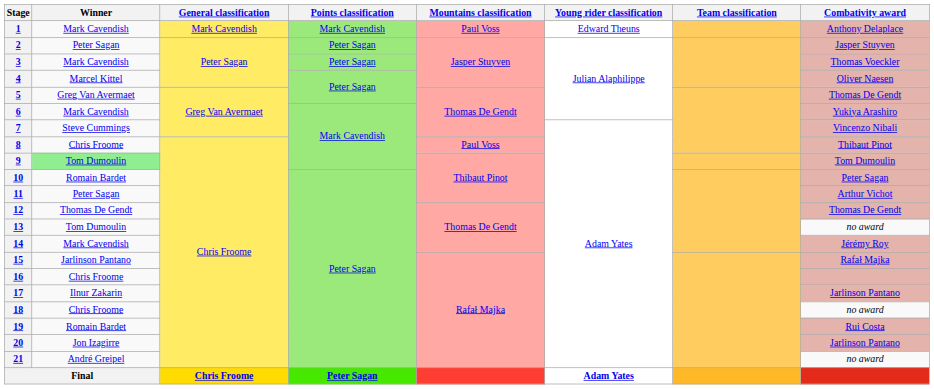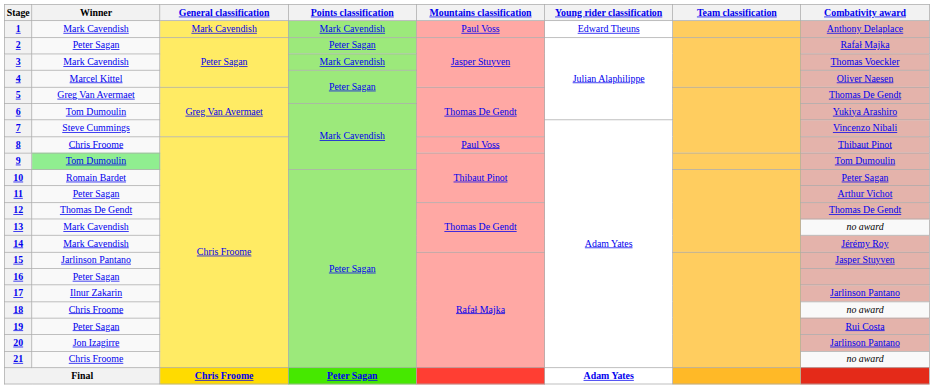(865, 46) Jasper Stuyven -> (865, 46) Rafał Majka
(352, 62) Peter Sagan -> (352, 62) Mark Cavendish
(96, 112) Mark Cavendish -> (96, 112) Tom Dumoulin
(96, 227) Tom Dumoulin -> (96, 227) Mark Cavendish
(865, 260) Rafał Majka -> (865, 260) Jasper Stuyven
(96, 277) Chris Froome -> (96, 277) Peter Sagan
(96, 326) Romain Bardet -> (96, 326) Peter Sagan
(96, 359) André Greipel -> (96, 359) Chris Froome
